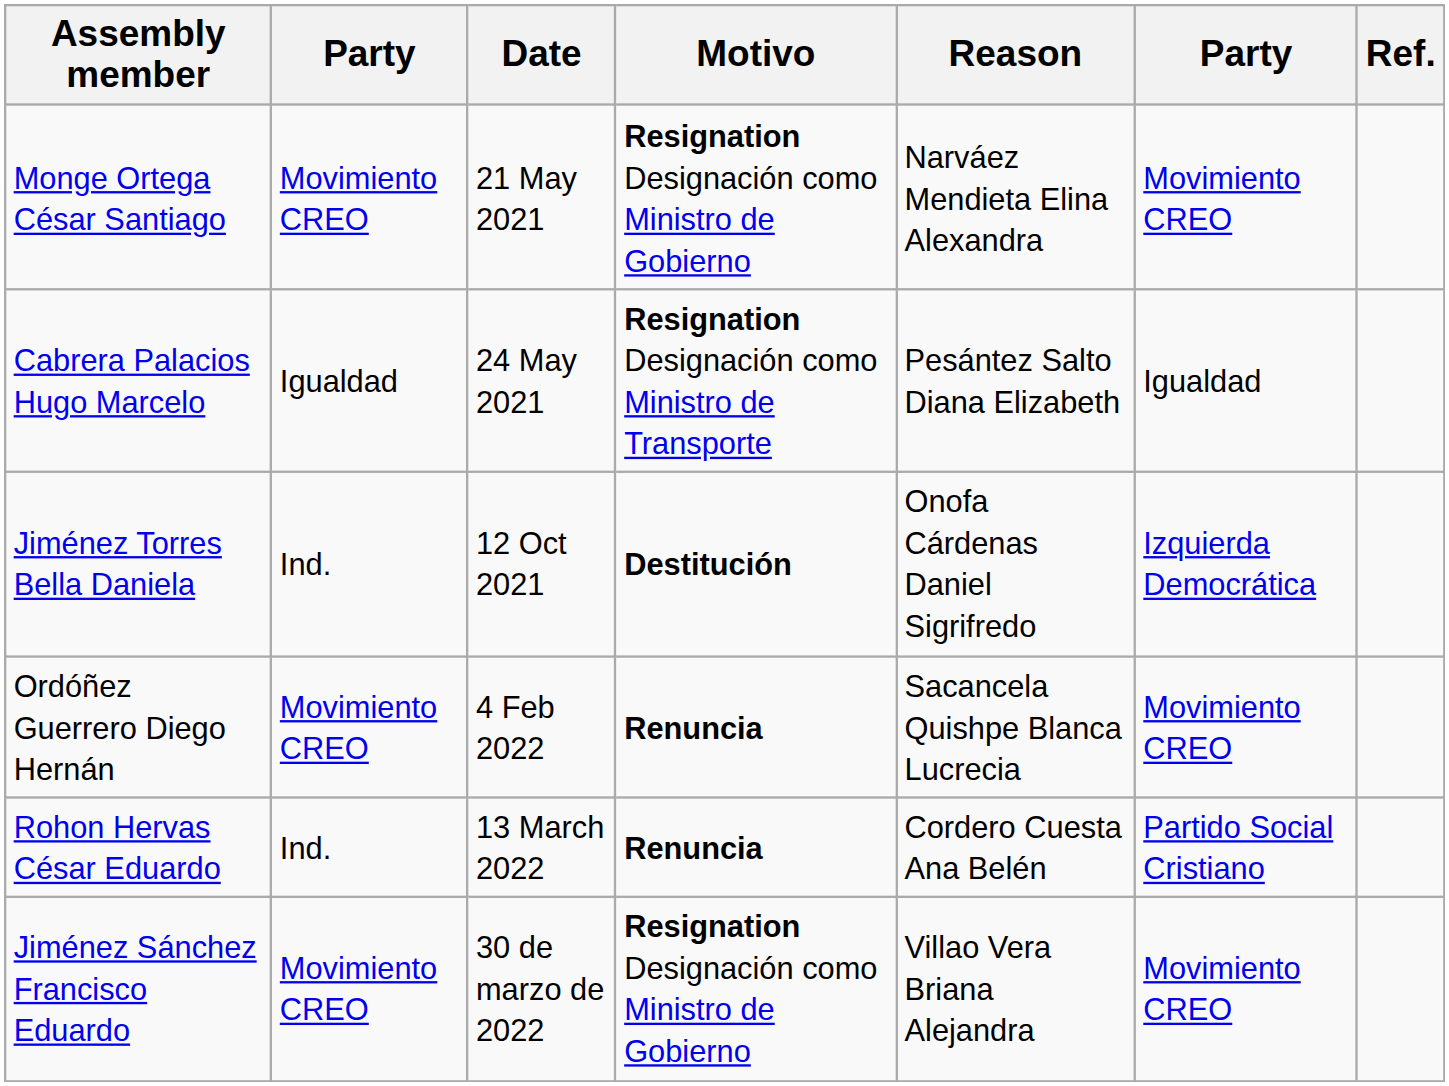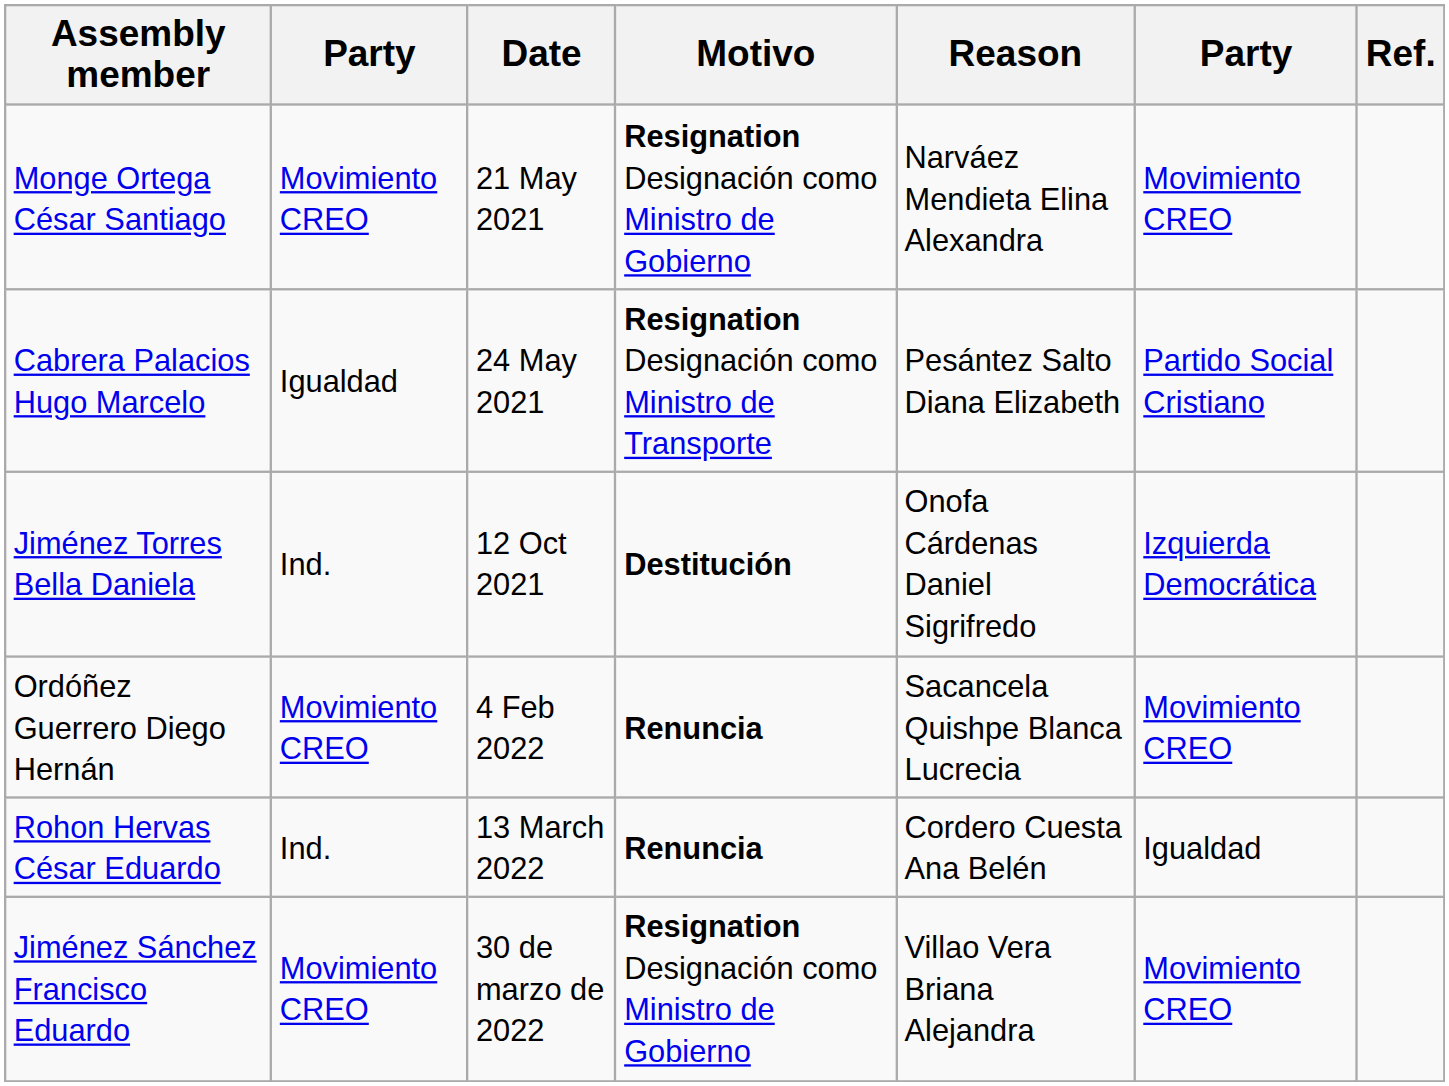(1202, 382) Igualdad -> (1238, 382) Partido Social Cristiano
(1238, 848) Partido Social Cristiano -> (1202, 848) Igualdad
